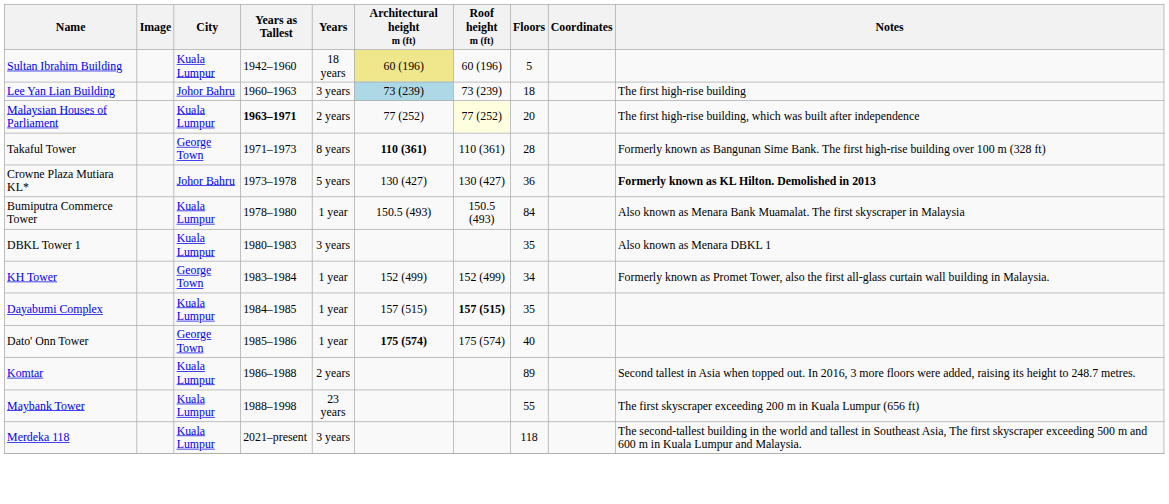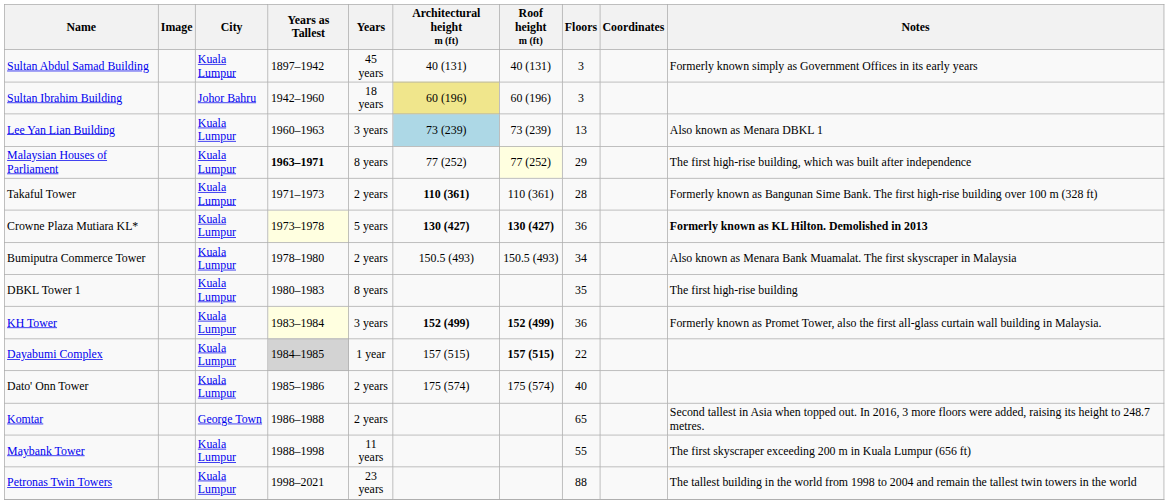+ row: (78, 65)
(196, 65) Kuala Lumpur -> (227, 98) Johor Bahru
(529, 65) 5 -> (581, 98) 3
(206, 91) Johor Bahru -> (217, 130) Kuala Lumpur
(529, 91) 18 -> (581, 130) 13
(682, 91) The first high-rise building -> (746, 130) Also known as Menara DBKL 1
(333, 116) 2 years -> (371, 162) 8 years
(529, 116) 20 -> (581, 162) 29
(194, 148) George Town -> (217, 194) Kuala Lumpur
(333, 148) 8 years -> (371, 194) 2 years
(206, 181) Johor Bahru -> (217, 226) Kuala Lumpur
(270, 181) no background -> (298, 226) lightyellow background
(404, 181) normal -> (446, 226) bold
(482, 181) normal -> (531, 226) bold
(333, 213) 1 year -> (371, 258) 2 years
(529, 213) 84 -> (581, 258) 34
(333, 245) 3 years -> (371, 290) 8 years
(695, 245) Also known as Menara DBKL 1 -> (734, 290) The first high-rise building
(194, 277) George Town -> (217, 322) Kuala Lumpur
(270, 277) no background -> (298, 322) lightyellow background
(333, 277) 1 year -> (371, 322) 3 years
(404, 277) normal -> (446, 322) bold
(482, 277) normal -> (531, 322) bold
(529, 277) 34 -> (581, 322) 36
(270, 309) no background -> (298, 354) lightgrey background
(529, 309) 35 -> (581, 354) 22
(194, 341) George Town -> (217, 386) Kuala Lumpur
(333, 341) 1 year -> (371, 386) 2 years
(404, 341) bold -> (446, 386) normal
(196, 373) Kuala Lumpur -> (230, 419) George Town
(529, 373) 89 -> (581, 419) 65
(333, 405) 23 years -> (371, 451) 11 years
+ row: (60, 483)
- row: (38, 437)
